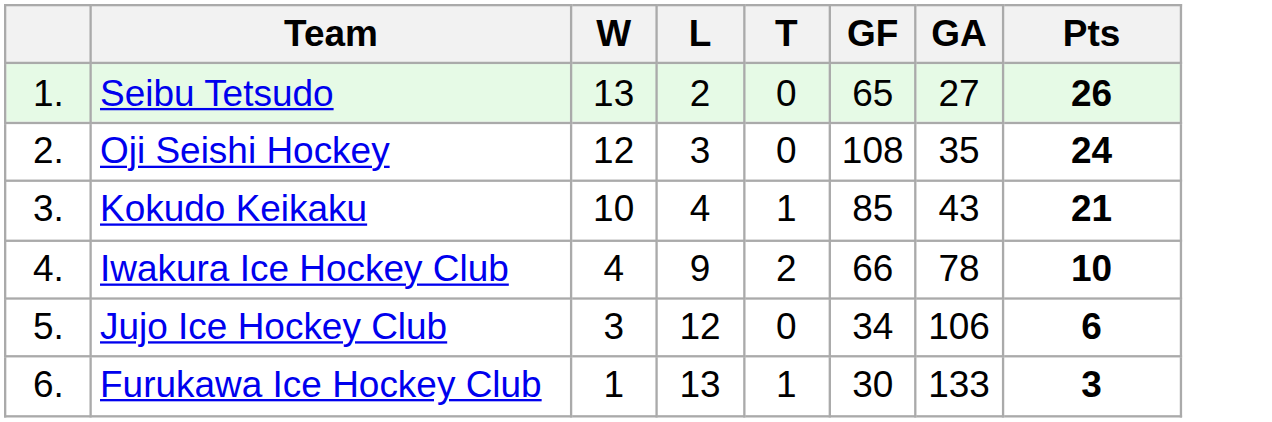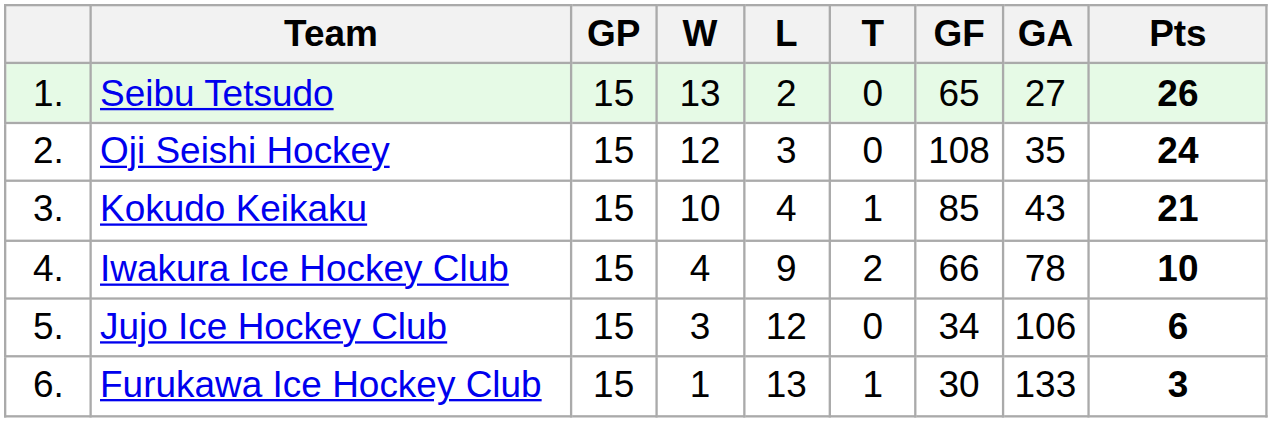+ column: (614, 33)
